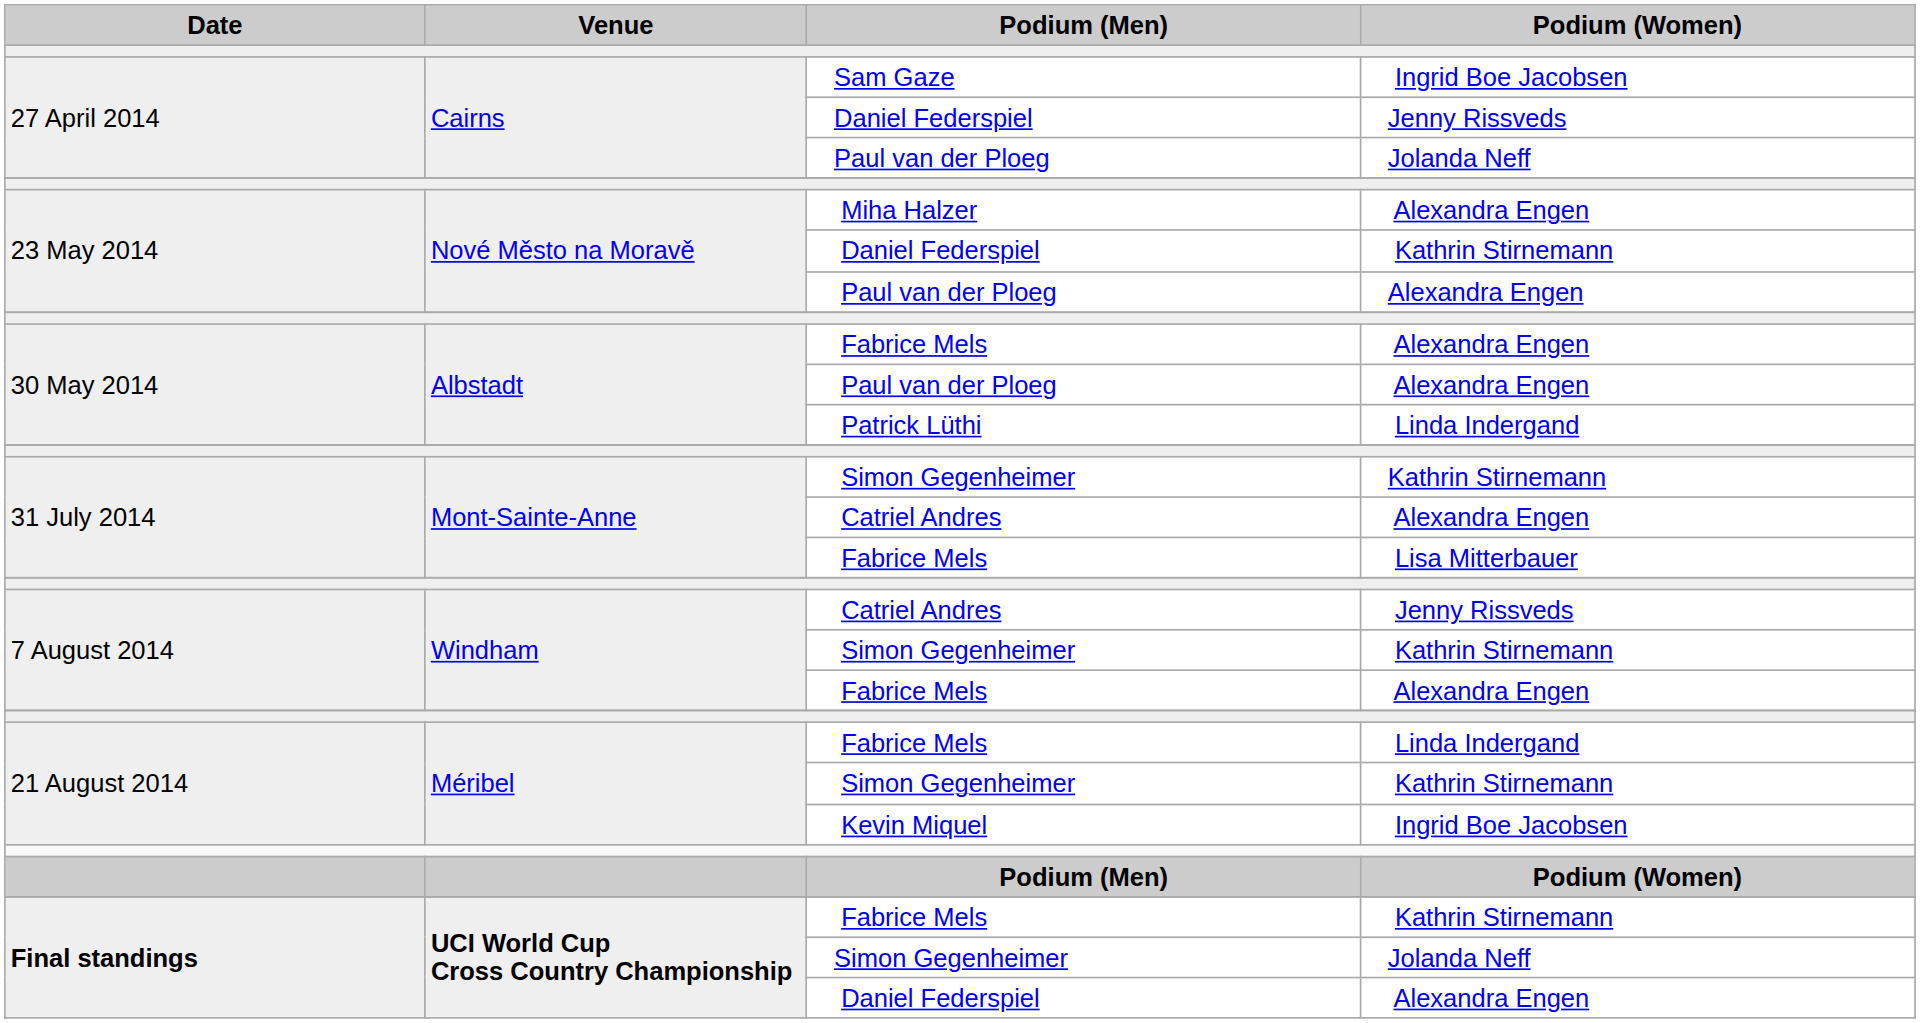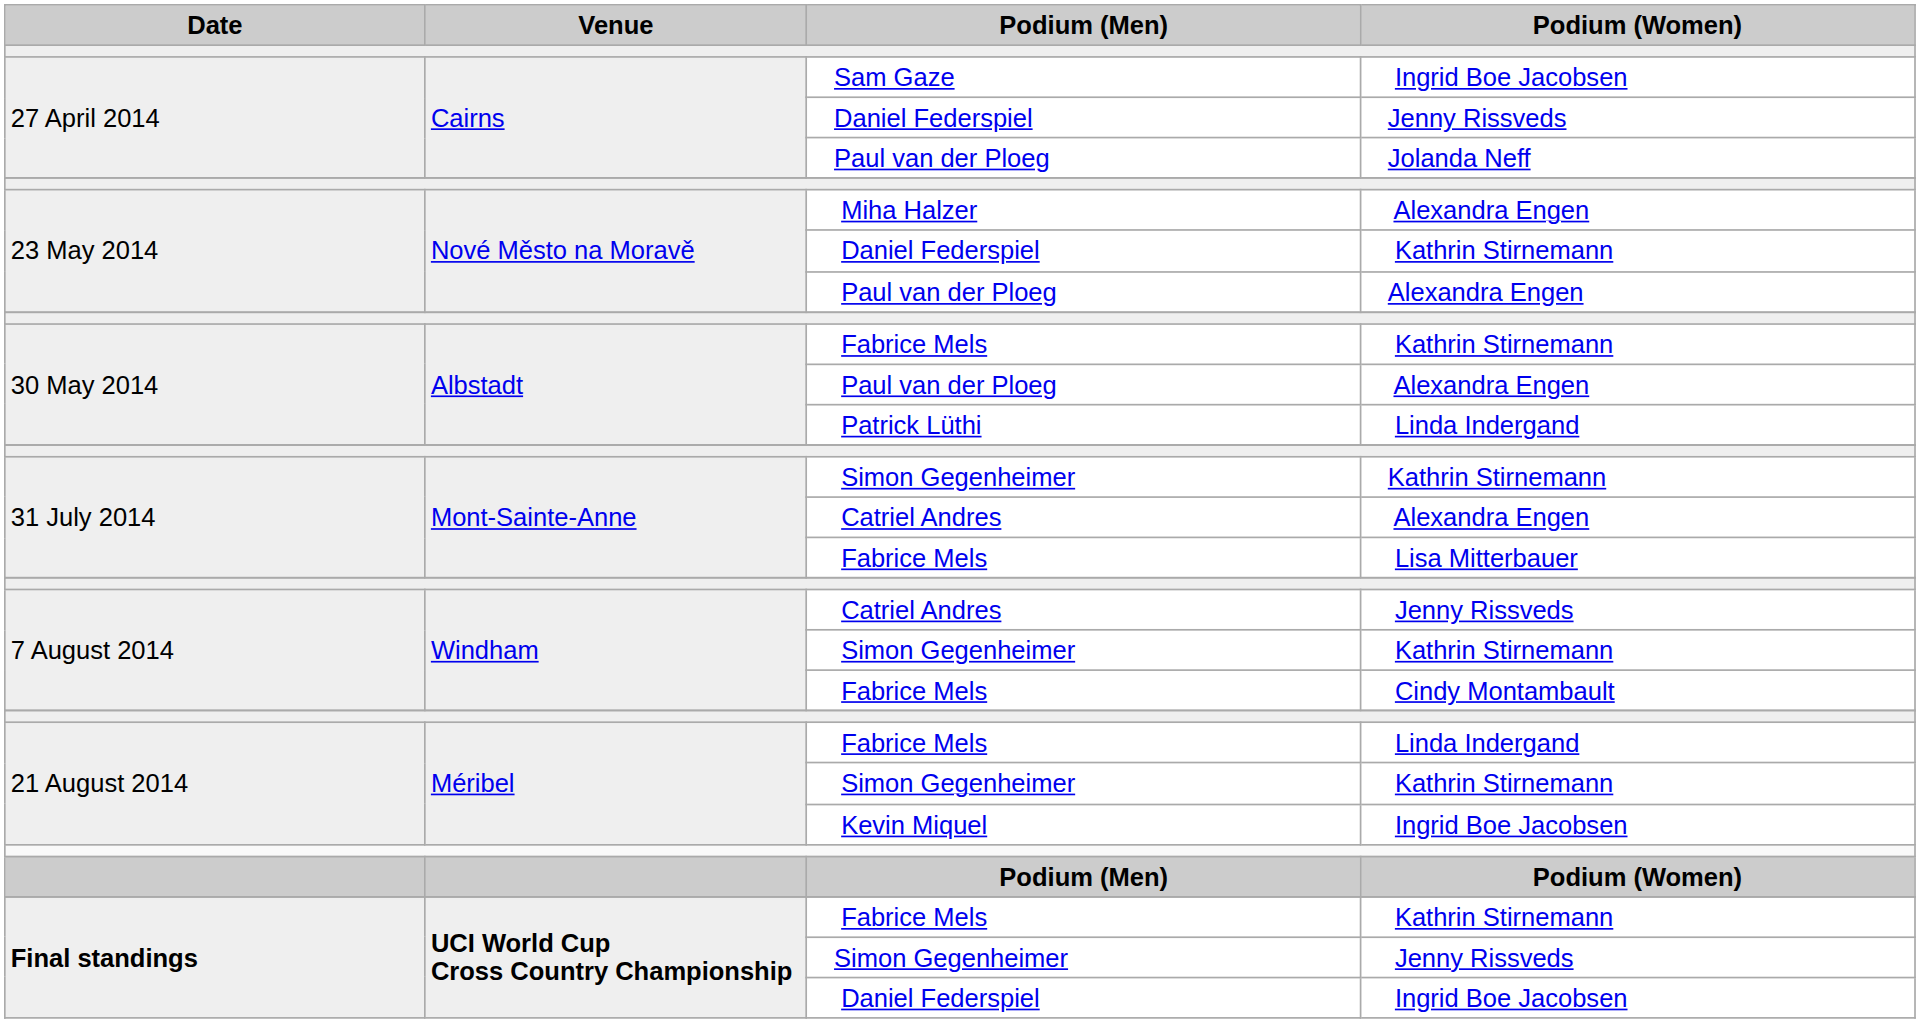(1478, 344) Alexandra Engen -> (1490, 344) Kathrin Stirnemann
(1478, 691) Alexandra Engen -> (1491, 691) Cindy Montambault
(1449, 957) Jolanda Neff -> (1470, 957) Jenny Rissveds
(1478, 998) Alexandra Engen -> (1497, 998) Ingrid Boe Jacobsen
